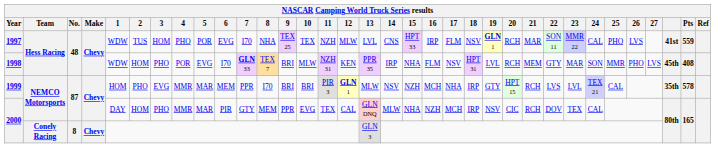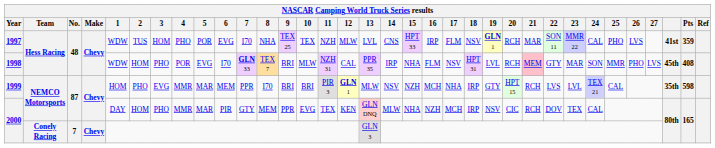(688, 41) 559 -> (688, 41) 359
(348, 64) KEN -> (348, 64) CAL
(533, 64) no background -> (533, 64) pink background
(688, 87) 578 -> (688, 87) 598
(348, 109) CAL -> (348, 109) KEN
(74, 132) 8 -> (74, 132) 7
